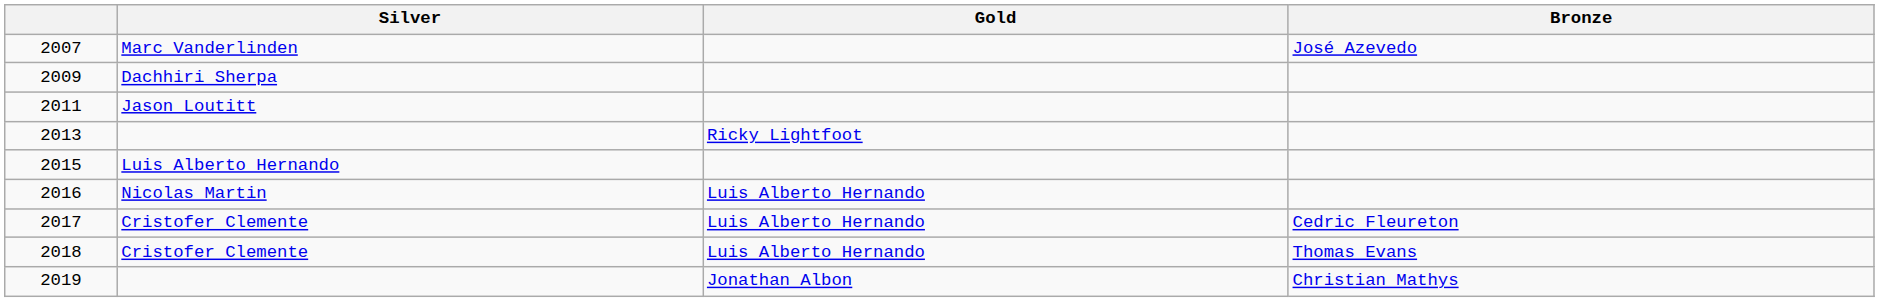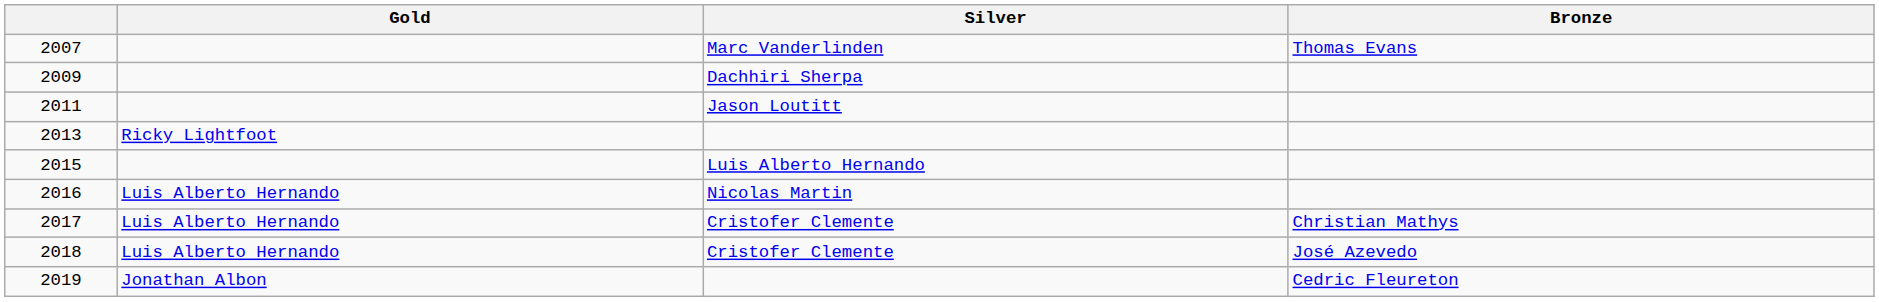columns swapped: (996, 19) <-> (410, 19)
(1355, 48) José Azevedo -> (1355, 48) Thomas Evans
(1376, 223) Cedric Fleureton -> (1376, 223) Christian Mathys
(1355, 252) Thomas Evans -> (1355, 252) José Azevedo
(1376, 281) Christian Mathys -> (1376, 281) Cedric Fleureton
